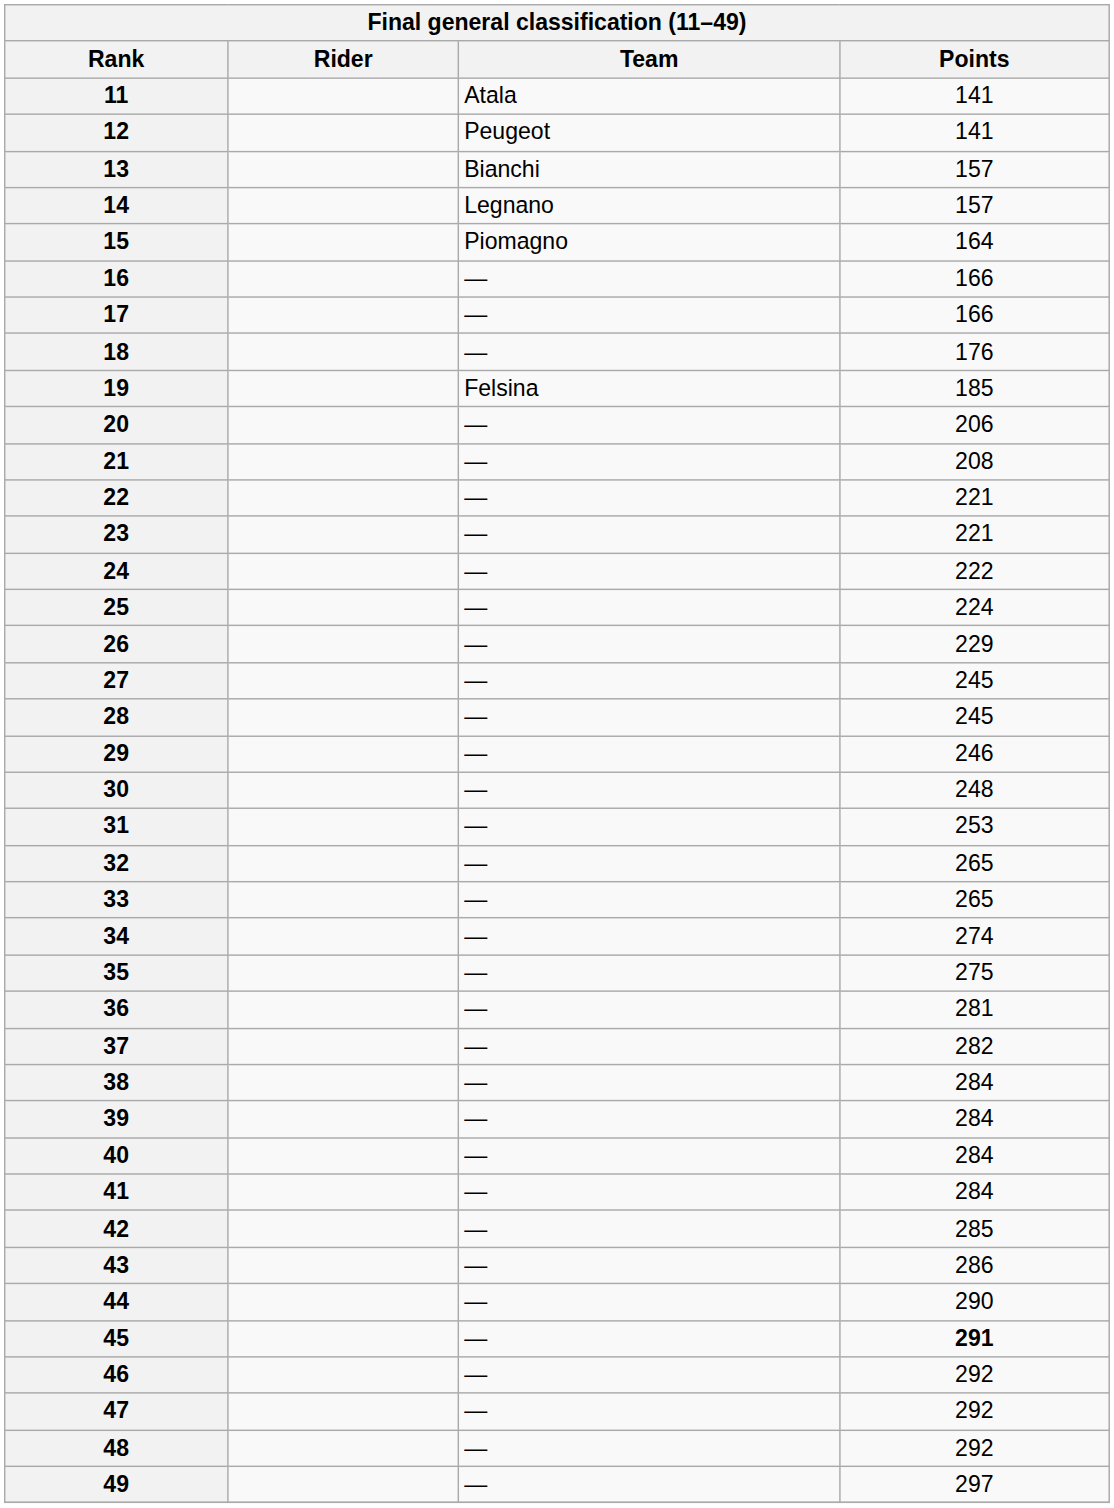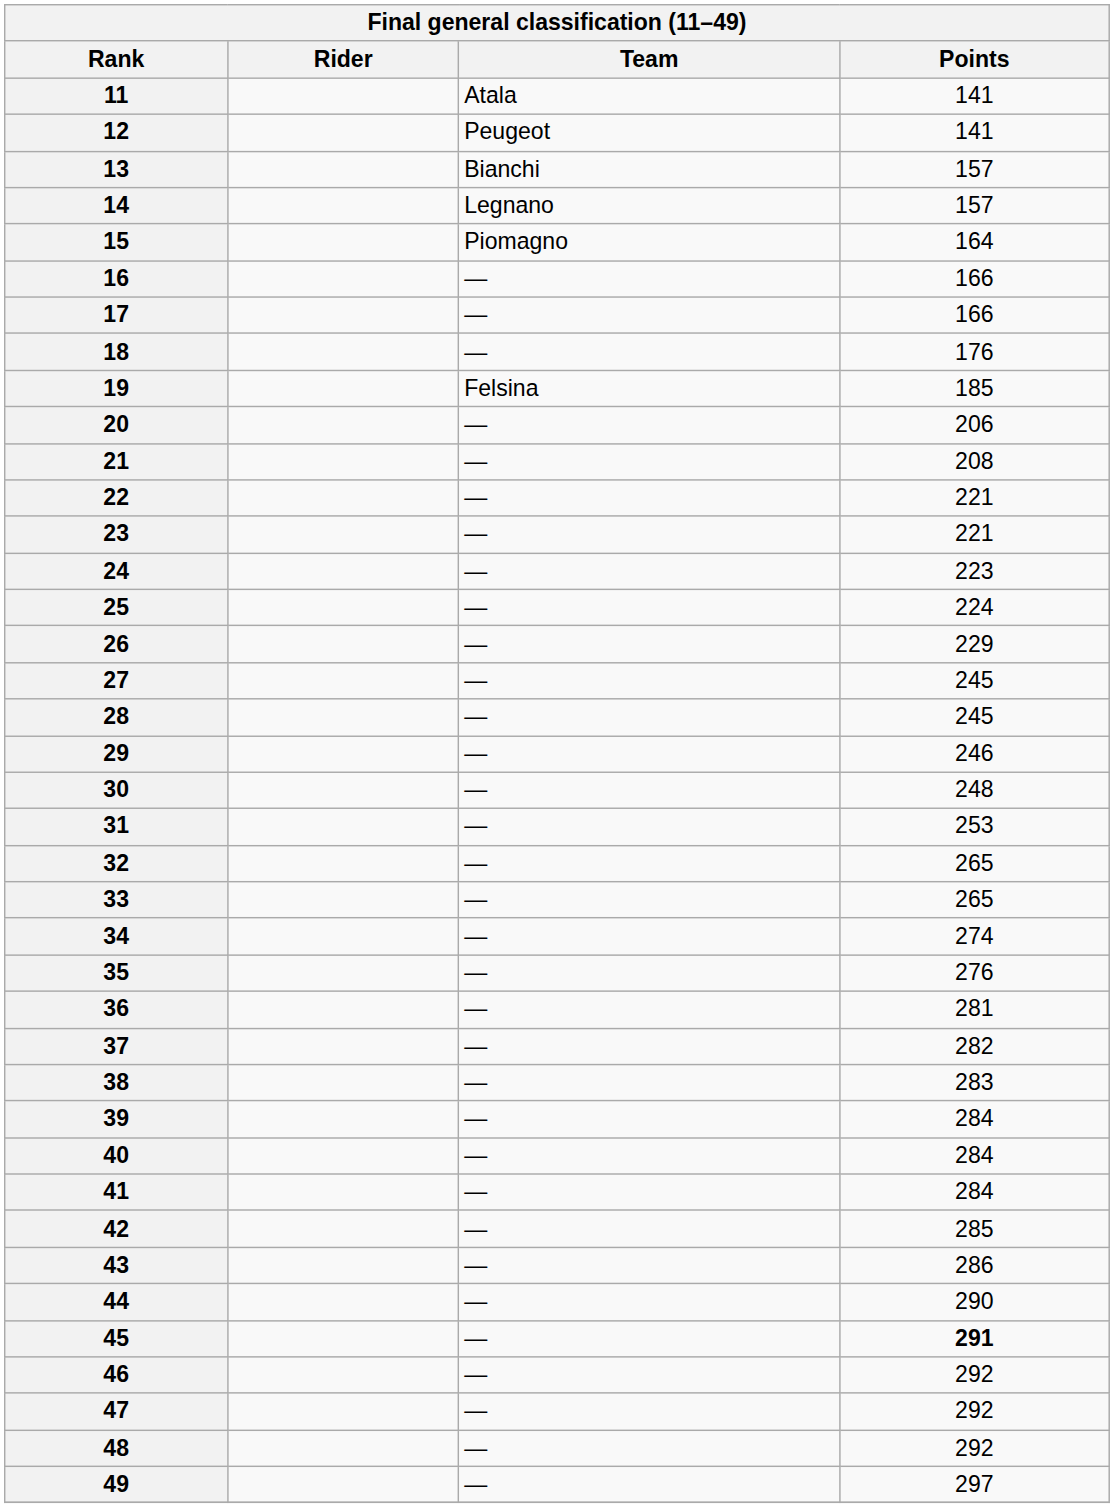(974, 570) 222 -> (974, 570) 223
(974, 972) 275 -> (974, 972) 276
(974, 1082) 284 -> (974, 1082) 283
